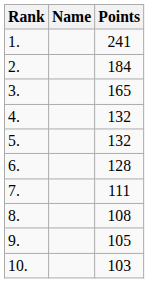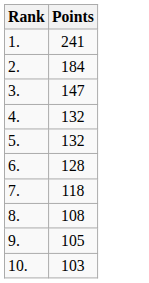- column: (72, 16)
(119, 91) 165 -> (73, 91) 147
(119, 191) 111 -> (73, 191) 118
